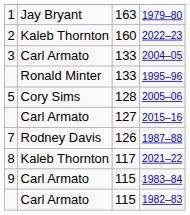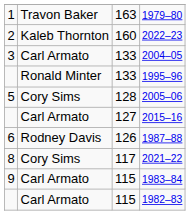(51, 14) Jay Bryant -> (59, 14) Travon Baker
(11, 138) 7 -> (11, 138) 6
(65, 158) Kaleb Thornton -> (50, 158) Cory Sims
